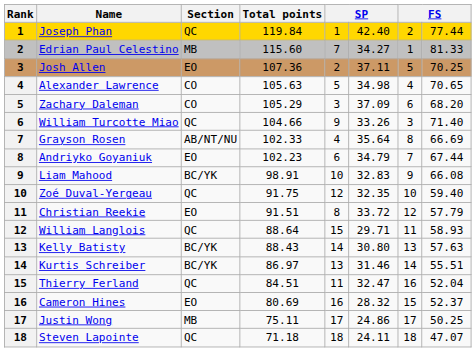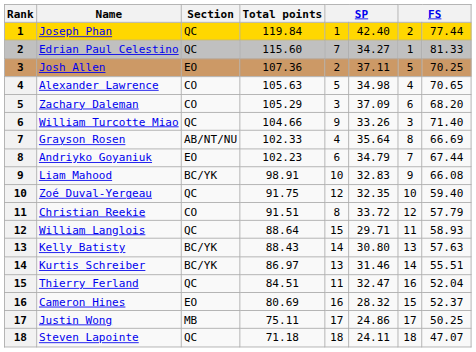(191, 49) MB -> (191, 49) QC
(191, 212) EO -> (191, 212) CO
